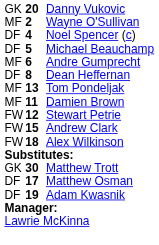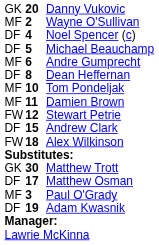(32, 88) 13 -> (32, 88) 10
(14, 128) FW -> (12, 128) DF
+ row: (82, 195)
